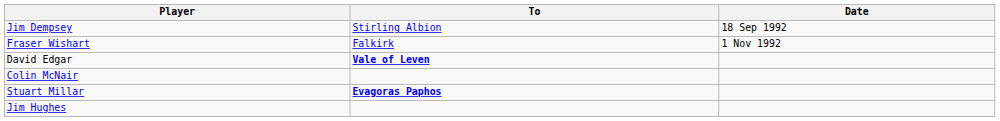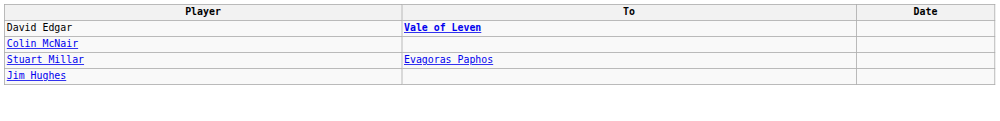- row: (39, 29)
- row: (48, 45)
(397, 92) bold -> (449, 61) normal
